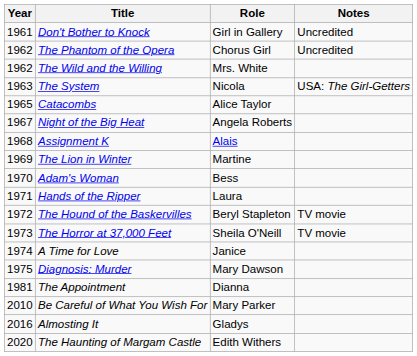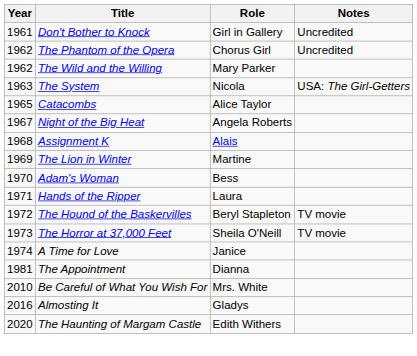(240, 68) Mrs. White -> (244, 68) Mary Parker
- row: (85, 269)
(244, 305) Mary Parker -> (240, 287) Mrs. White
